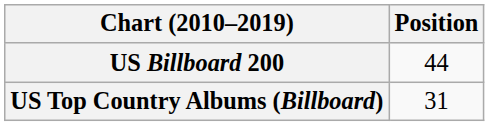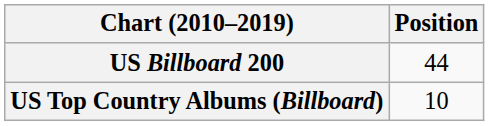(436, 100) 31 -> (436, 100) 10
